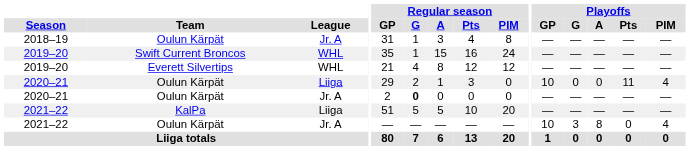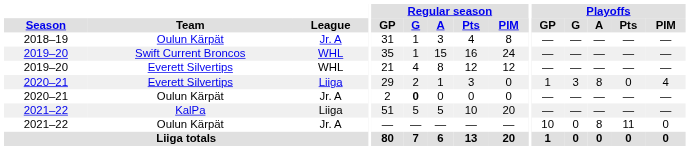(190, 82) Oulun Kärpät -> (190, 82) Everett Silvertips
(548, 82) 10 -> (548, 82) 1
(576, 82) 0 -> (576, 82) 3
(599, 82) 0 -> (599, 82) 8
(628, 82) 11 -> (628, 82) 0
(576, 124) 3 -> (576, 124) 0
(628, 124) 0 -> (628, 124) 11
(666, 124) 4 -> (666, 124) 0
